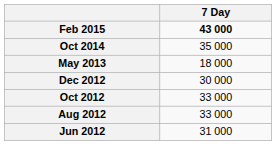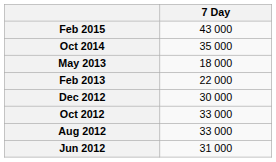(216, 30) bold -> (216, 30) normal
+ row: (82, 81)
